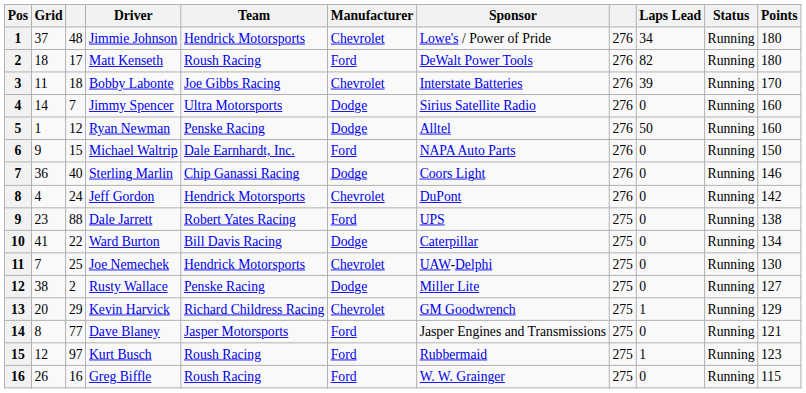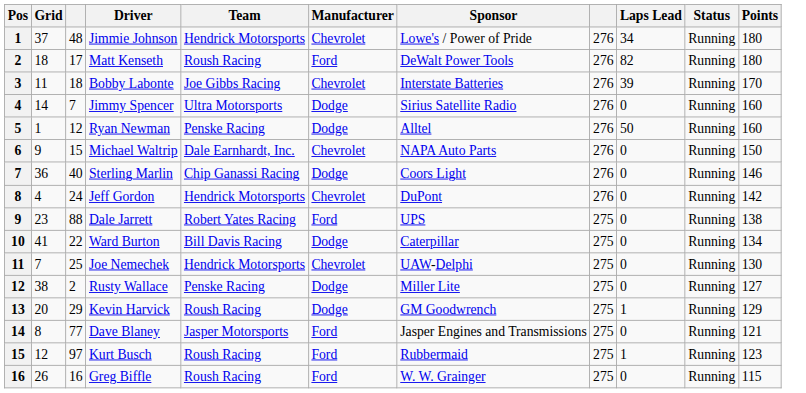(344, 151) Ford -> (338, 151) Chevrolet
(254, 309) Richard Childress Racing -> (222, 309) Roush Racing
(358, 309) Chevrolet -> (330, 309) Dodge
